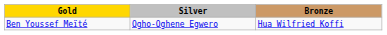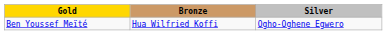columns swapped: (193, 11) <-> (319, 11)
